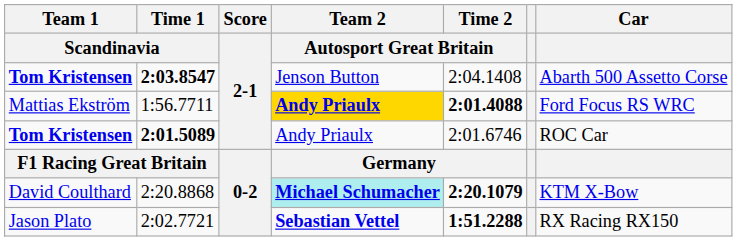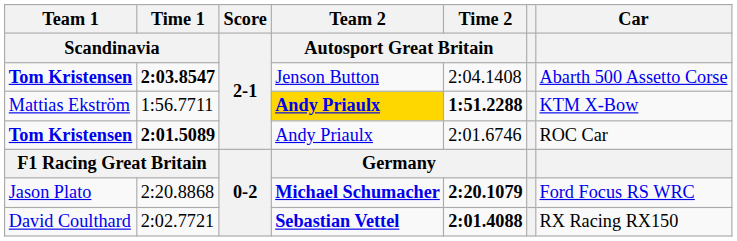(485, 105) 2:01.4088 -> (485, 105) 1:51.2288
(617, 105) Ford Focus RS WRC -> (589, 105) KTM X-Bow
(70, 192) David Coulthard -> (50, 192) Jason Plato
(357, 192) paleturquoise background -> (357, 192) no background
(589, 192) KTM X-Bow -> (617, 192) Ford Focus RS WRC
(50, 221) Jason Plato -> (70, 221) David Coulthard
(485, 221) 1:51.2288 -> (485, 221) 2:01.4088
